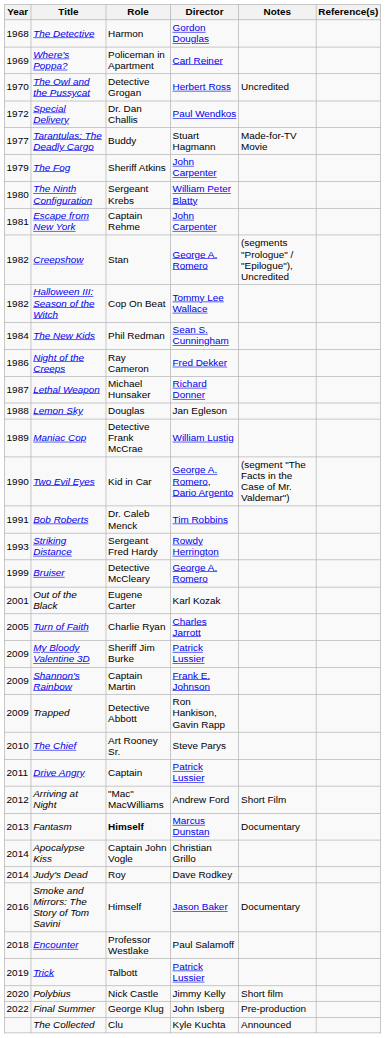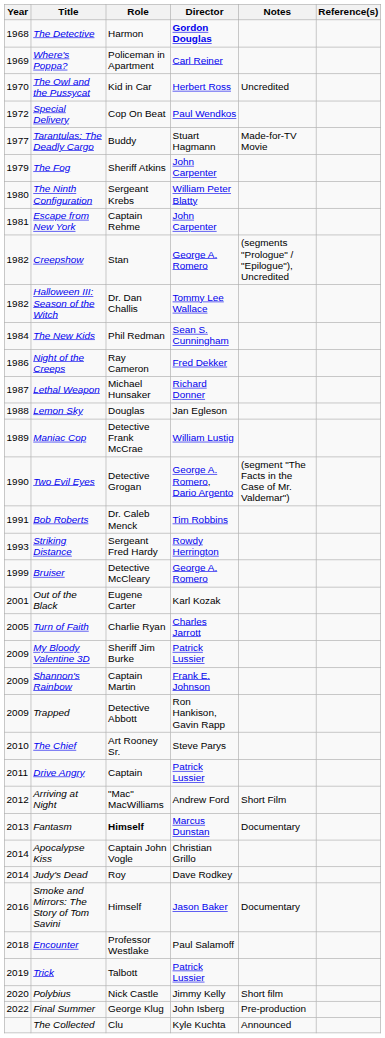(191, 33) normal -> (192, 33) bold
(129, 87) Detective Grogan -> (130, 87) Kid in Car
(125, 114) Dr. Dan Challis -> (137, 114) Cop On Beat
(137, 303) Cop On Beat -> (125, 303) Dr. Dan Challis
(130, 481) Kid in Car -> (129, 481) Detective Grogan
